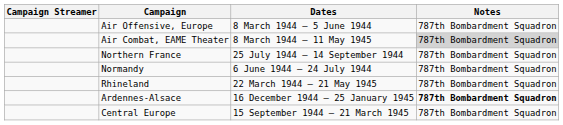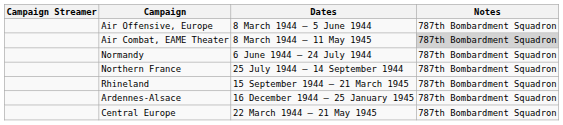rows swapped: (122, 69) <-> (141, 55)
(305, 84) 22 March 1944 – 21 May 1945 -> (321, 84) 15 September 1944 – 21 March 1945
(487, 98) bold -> (487, 98) normal
(321, 112) 15 September 1944 – 21 March 1945 -> (305, 112) 22 March 1944 – 21 May 1945
